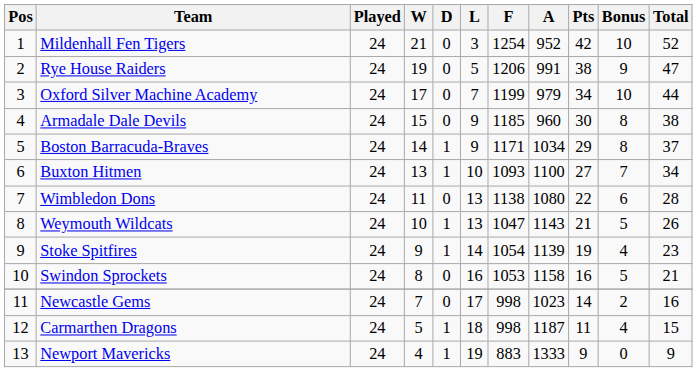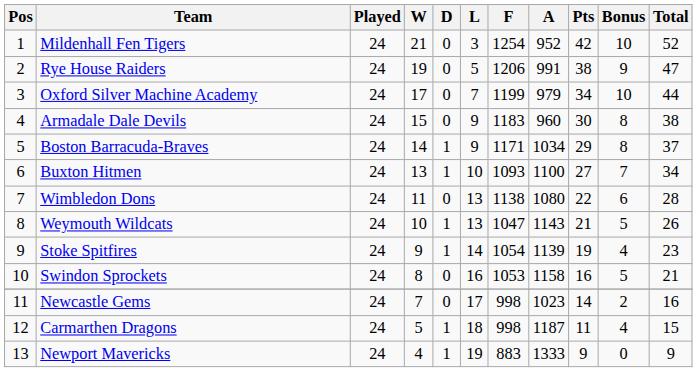(509, 120) 1185 -> (509, 120) 1183
